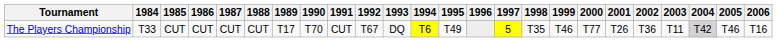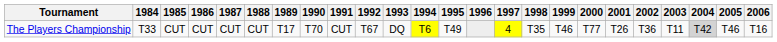(508, 29) 5 -> (508, 29) 4
